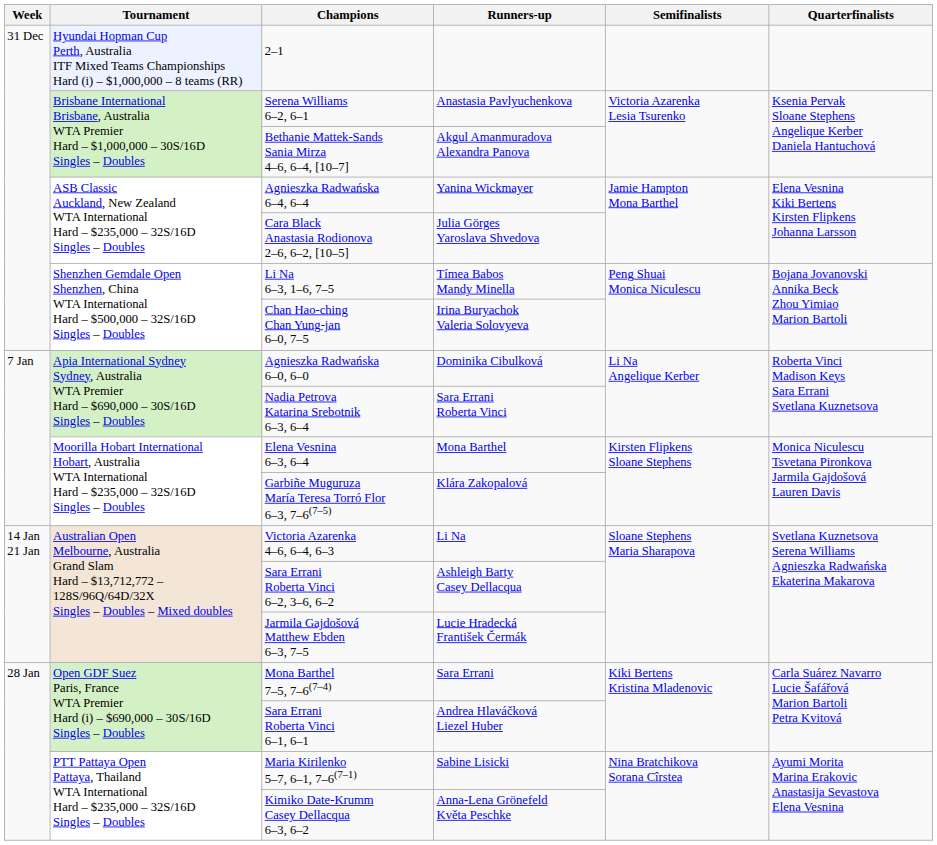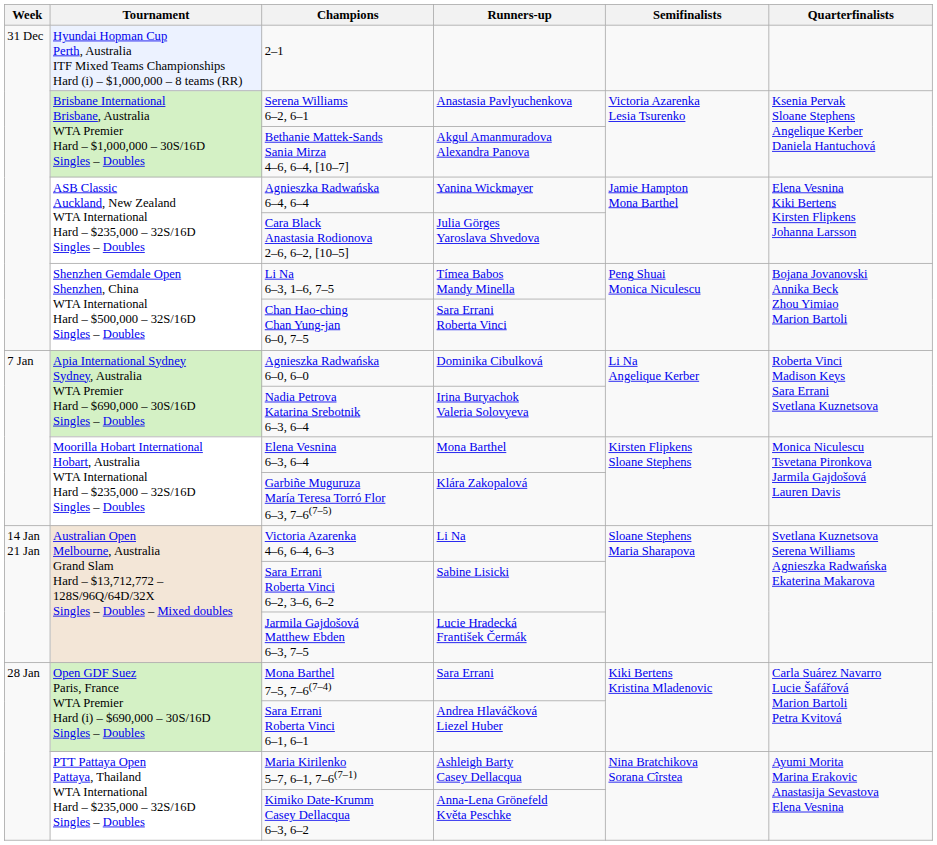(483, 317) Irina Buryachok Valeria Solovyeva -> (472, 317) Sara Errani Roberta Vinci
(472, 403) Sara Errani Roberta Vinci -> (483, 403) Irina Buryachok Valeria Solovyeva
(479, 579) Ashleigh Barty Casey Dellacqua -> (473, 571) Sabine Lisicki
(473, 762) Sabine Lisicki -> (479, 769) Ashleigh Barty Casey Dellacqua
